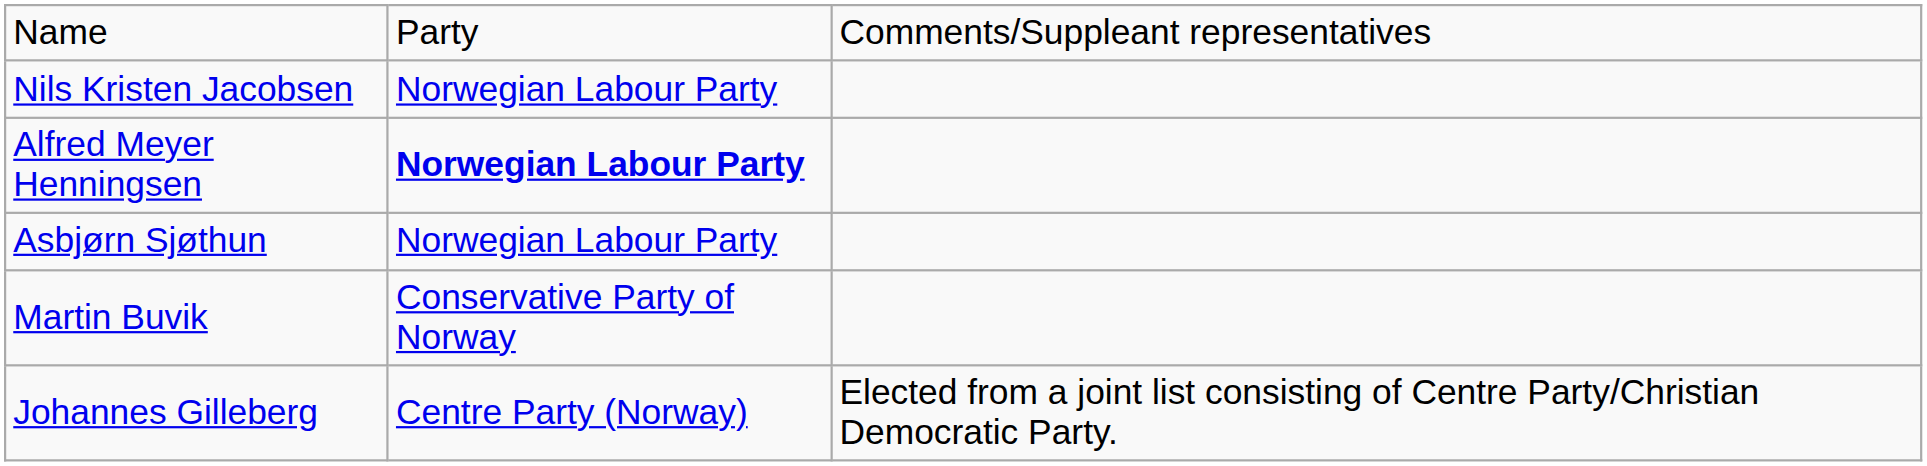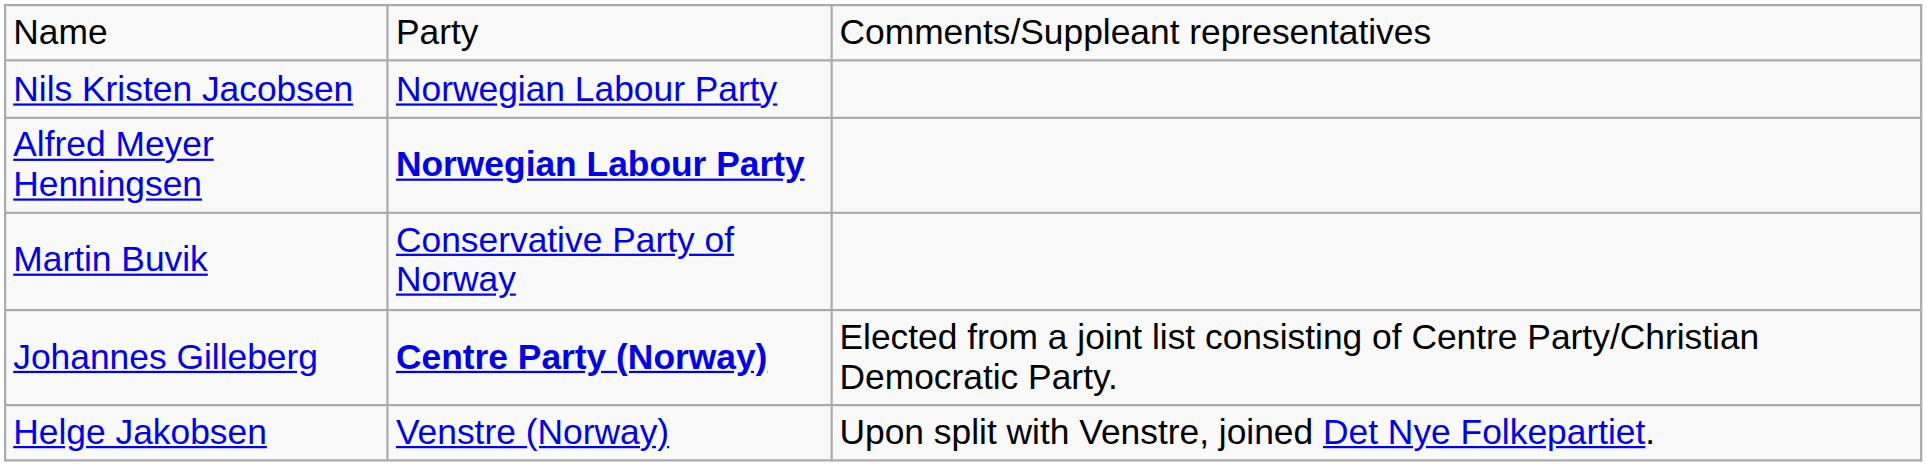- row: (140, 240)
(572, 412) normal -> (582, 356) bold
+ row: (140, 432)
